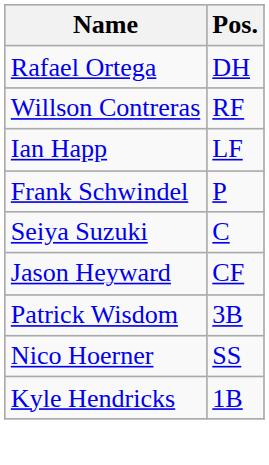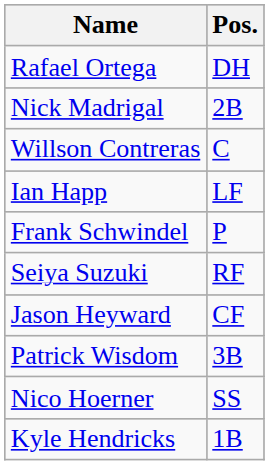+ row: (87, 107)
(228, 107) RF -> (221, 149) C
(221, 231) C -> (228, 273) RF
